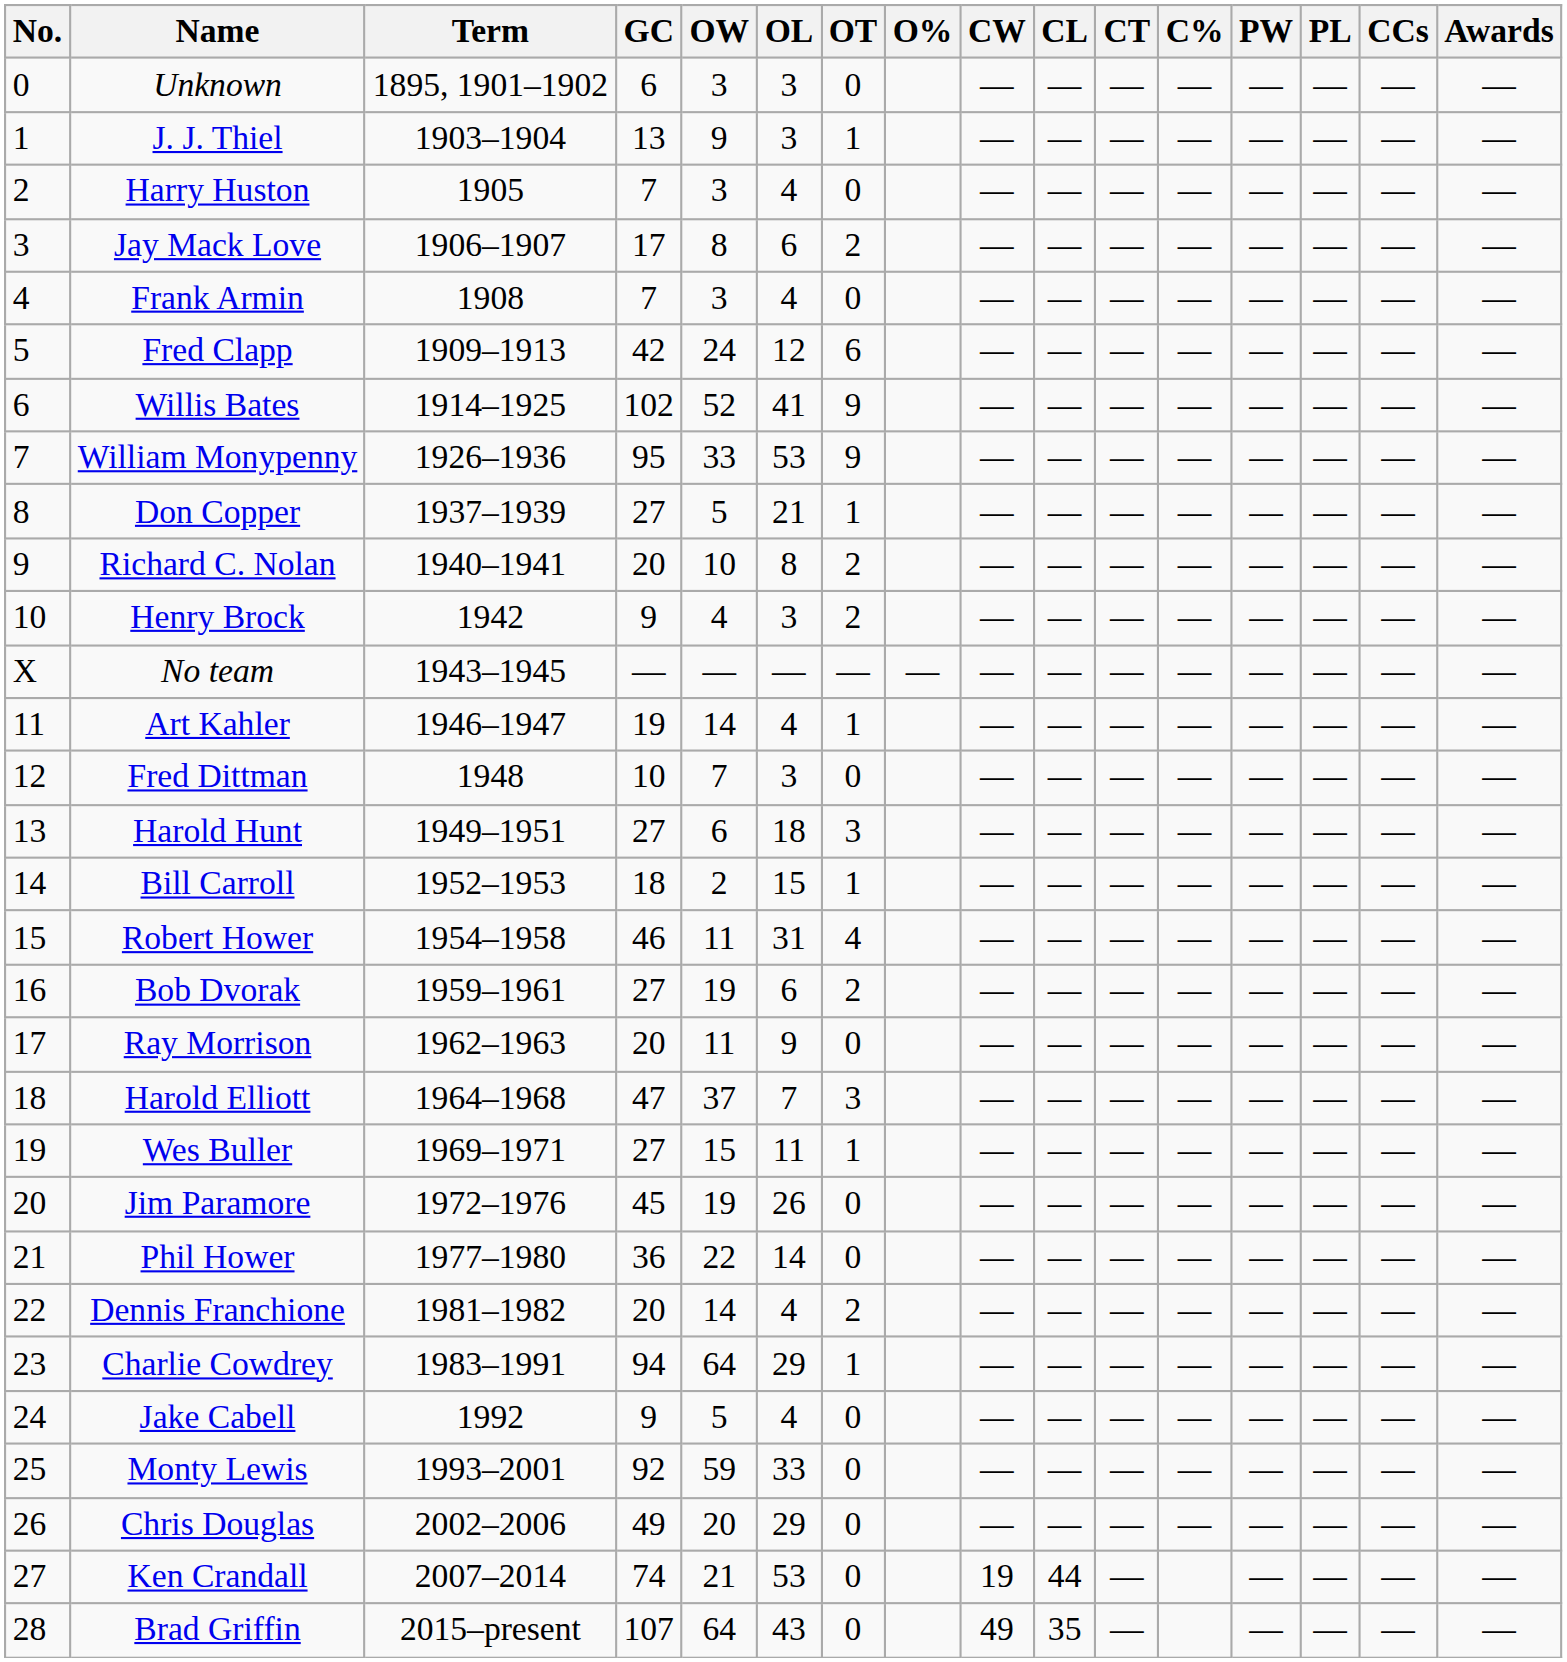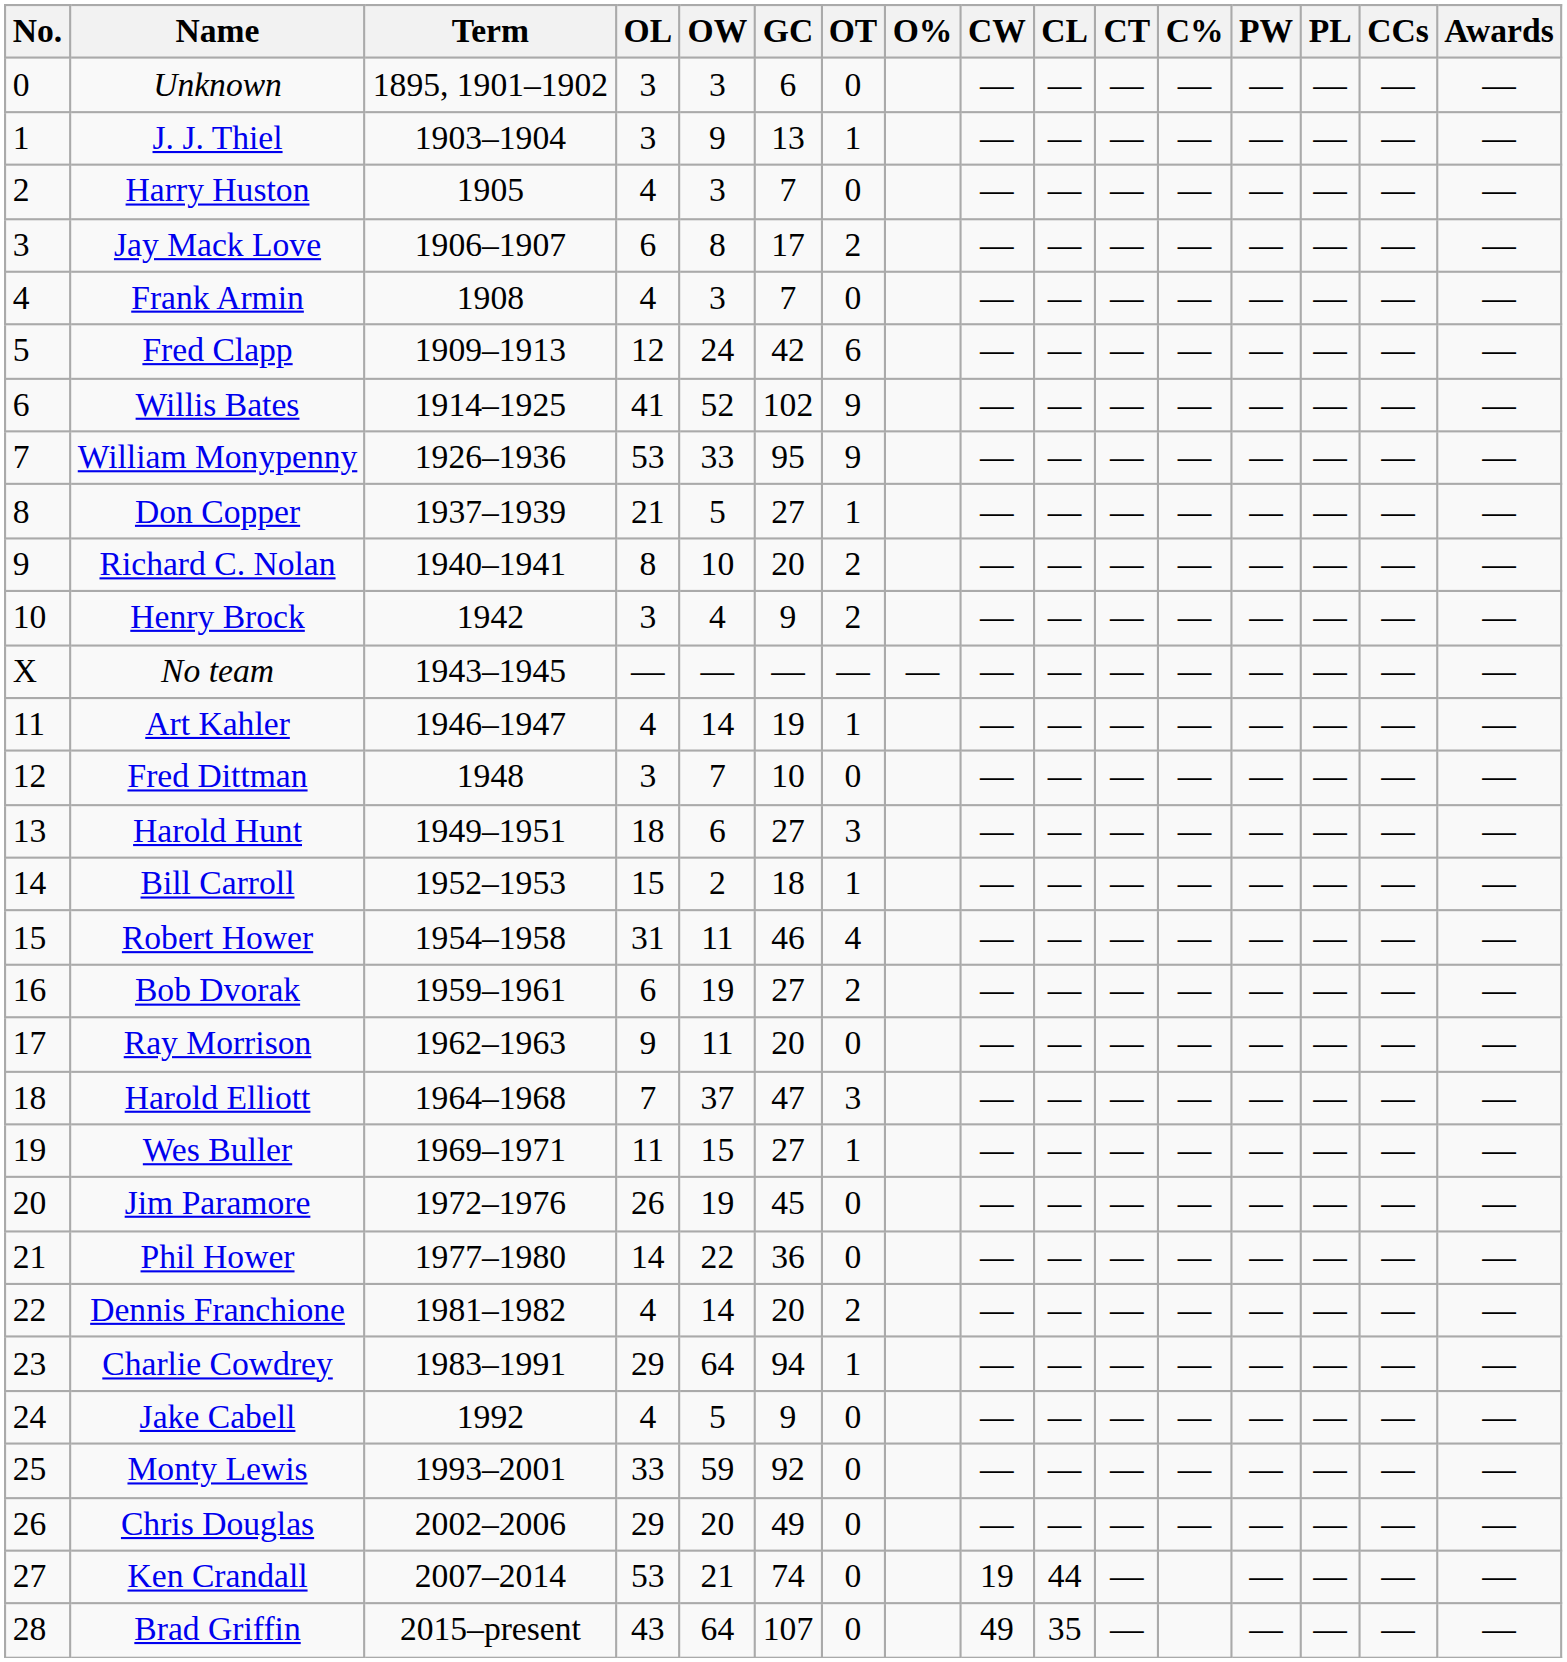columns swapped: (649, 31) <-> (789, 31)
